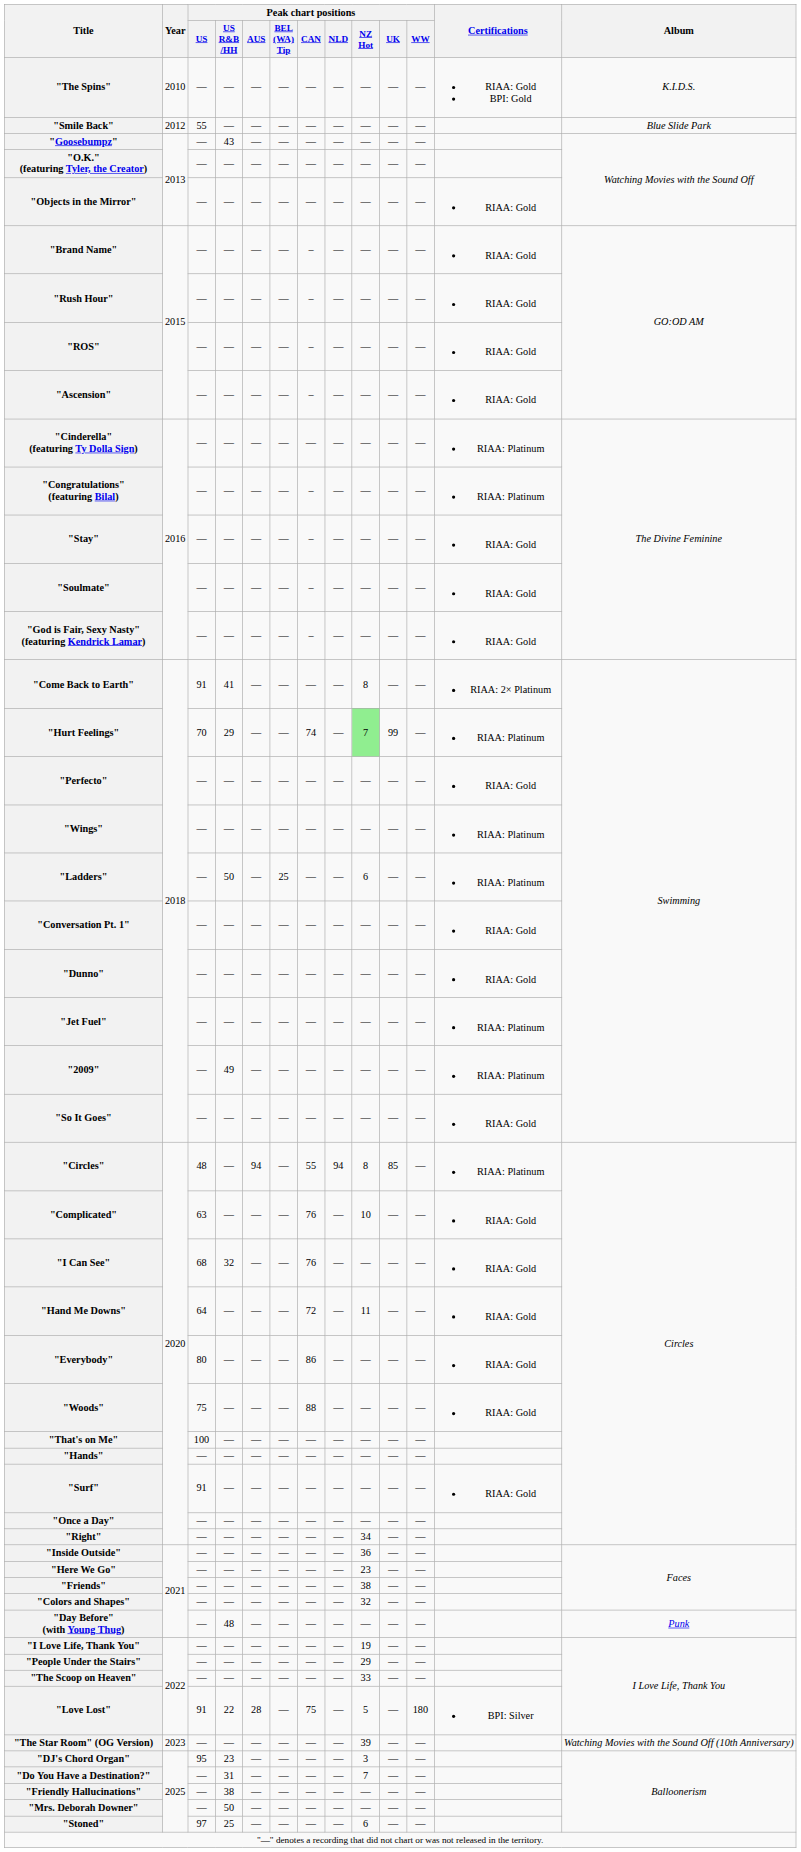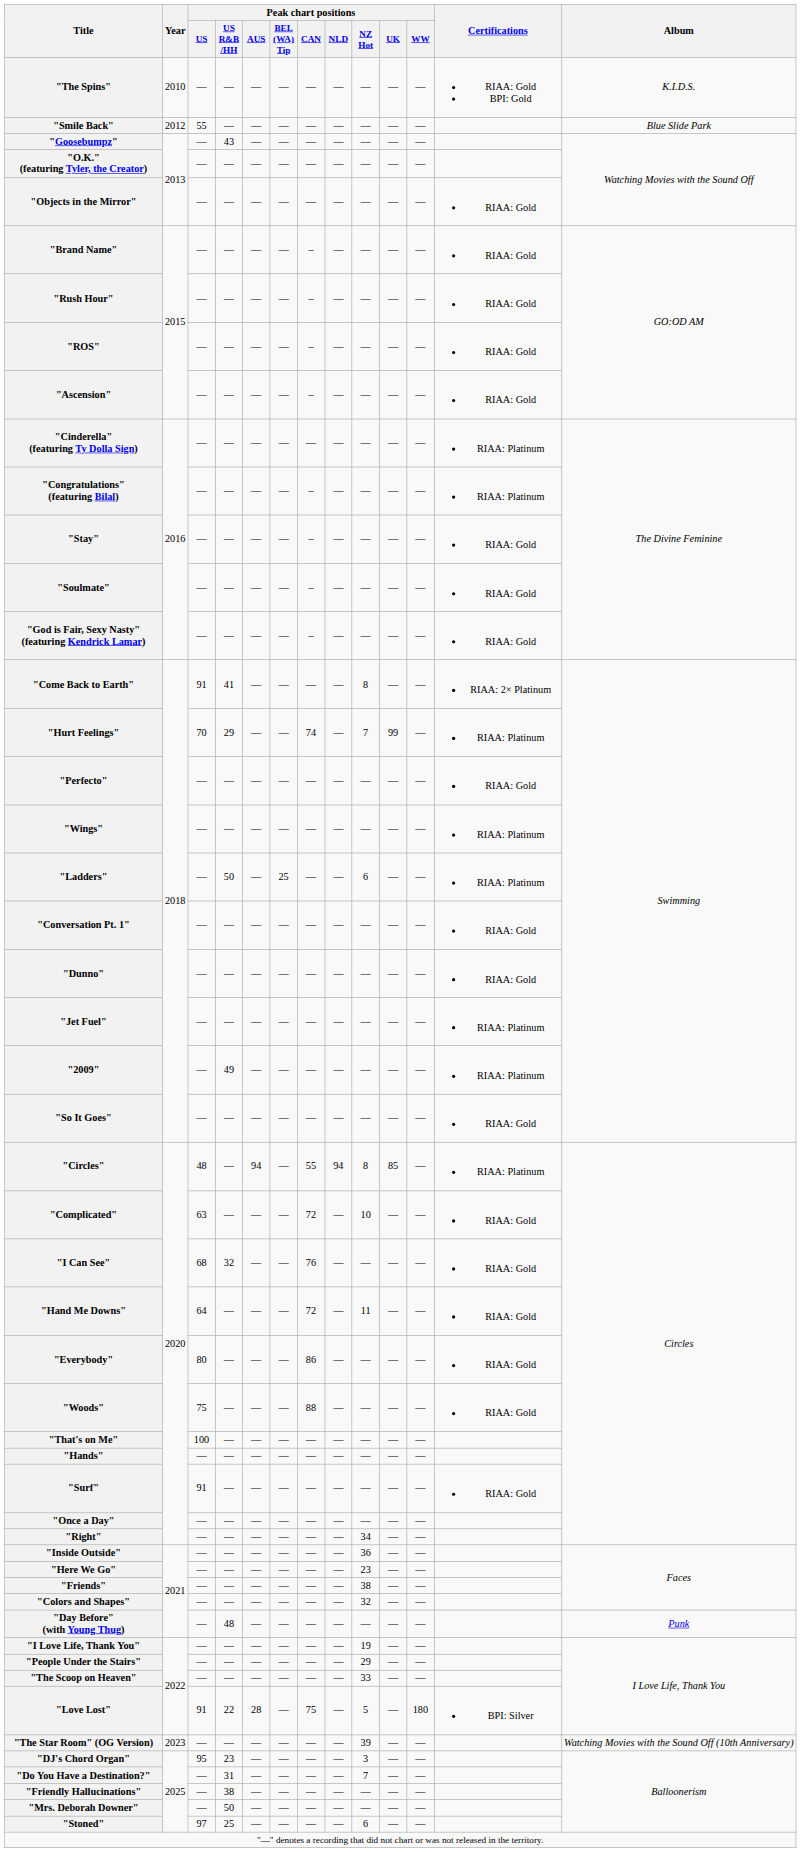(366, 732) lightgreen background -> (366, 732) no background
(311, 1214) 76 -> (311, 1214) 72
